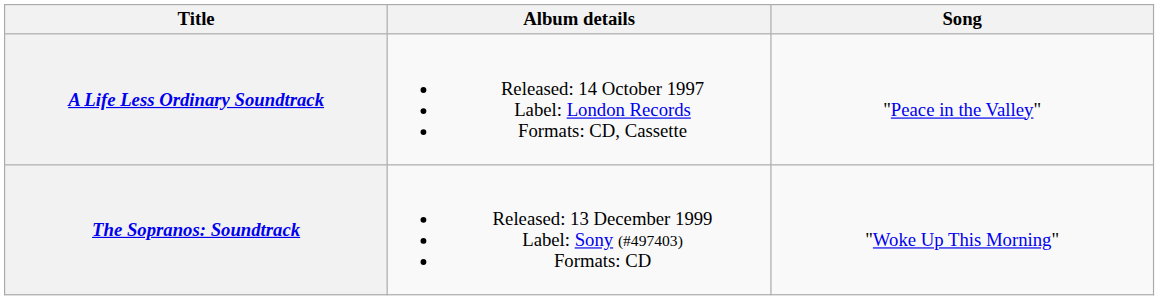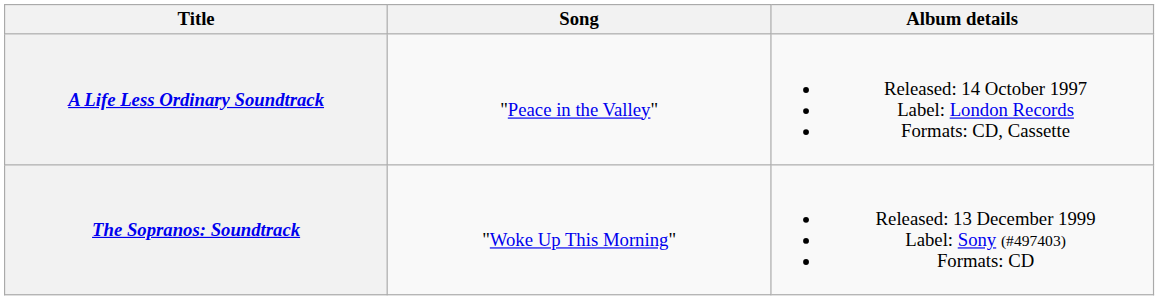columns swapped: (579, 19) <-> (962, 19)
